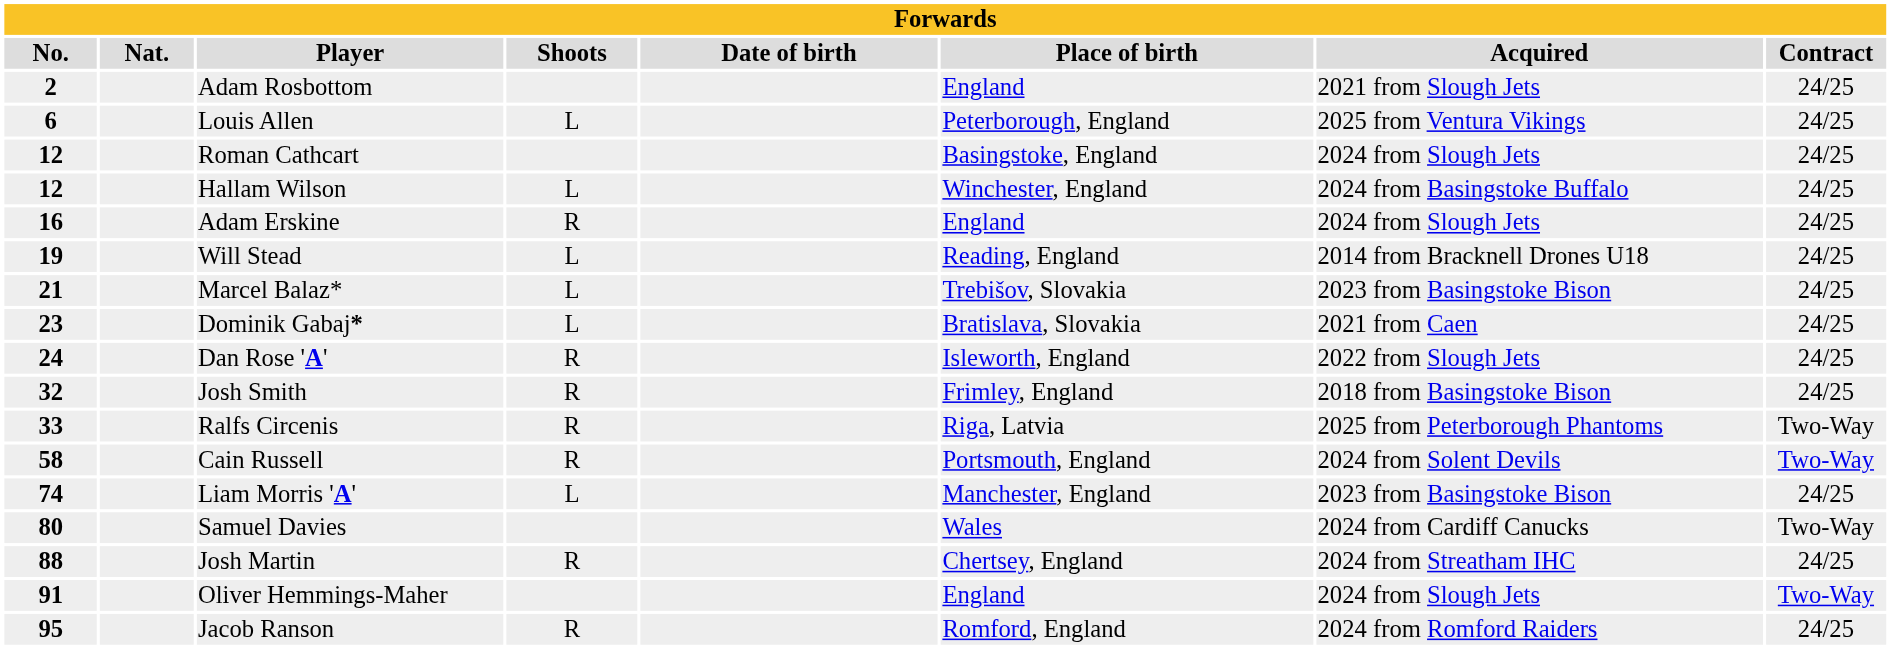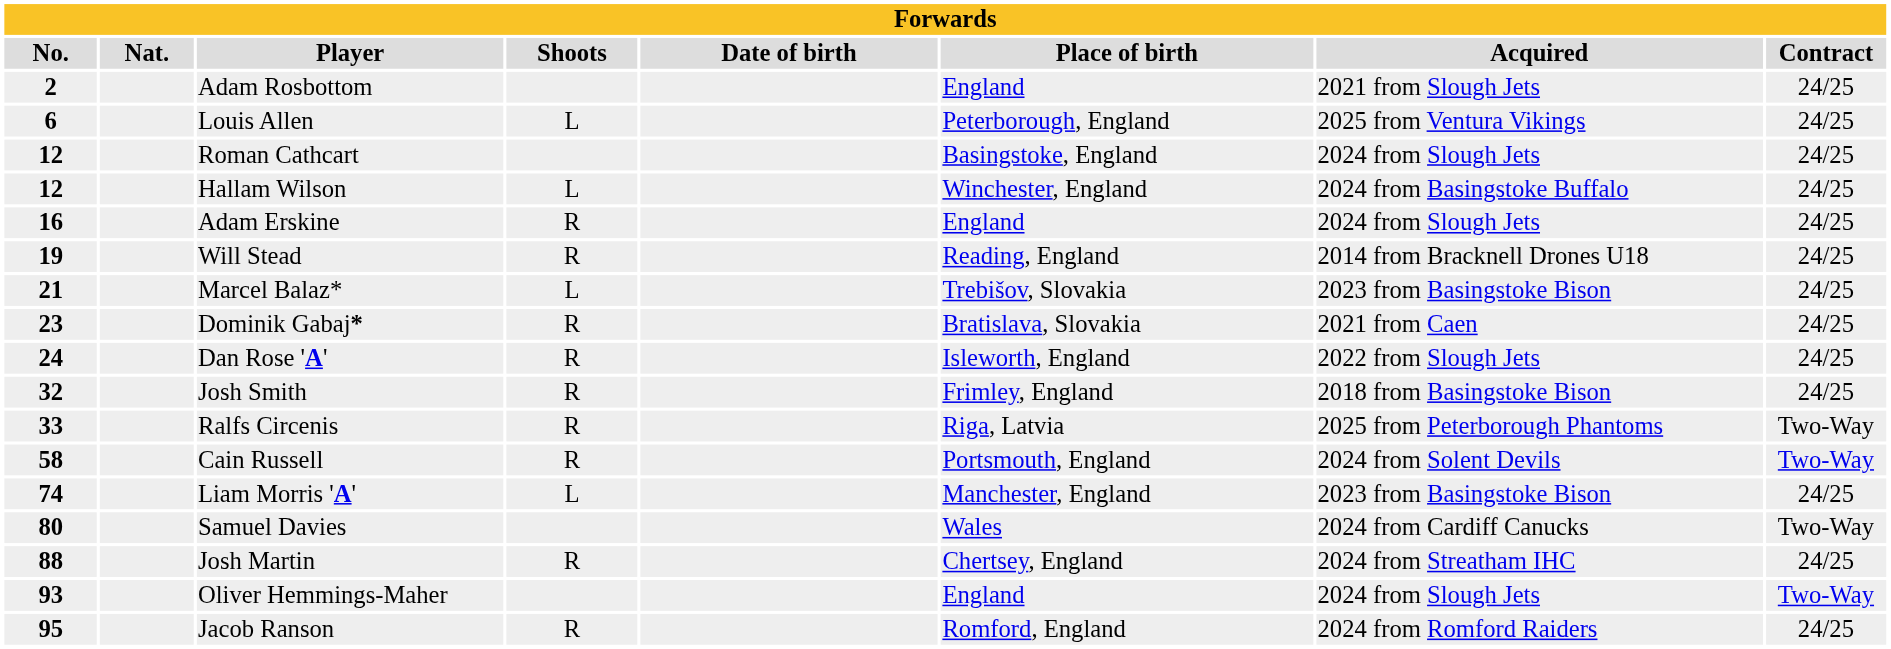(572, 256) L -> (572, 256) R
(572, 324) L -> (572, 324) R
(51, 595) 91 -> (51, 595) 93
